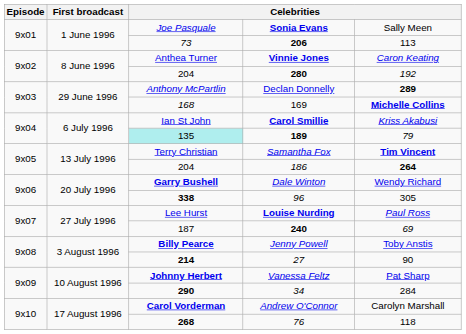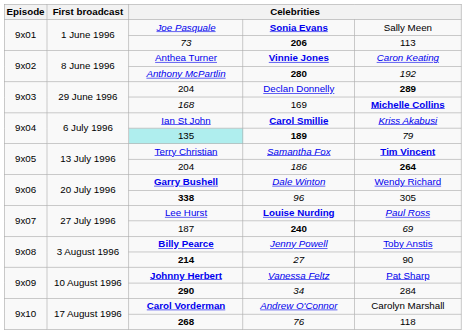(186, 74) 204 -> (186, 74) Anthony McPartlin
(186, 89) Anthony McPartlin -> (186, 89) 204
